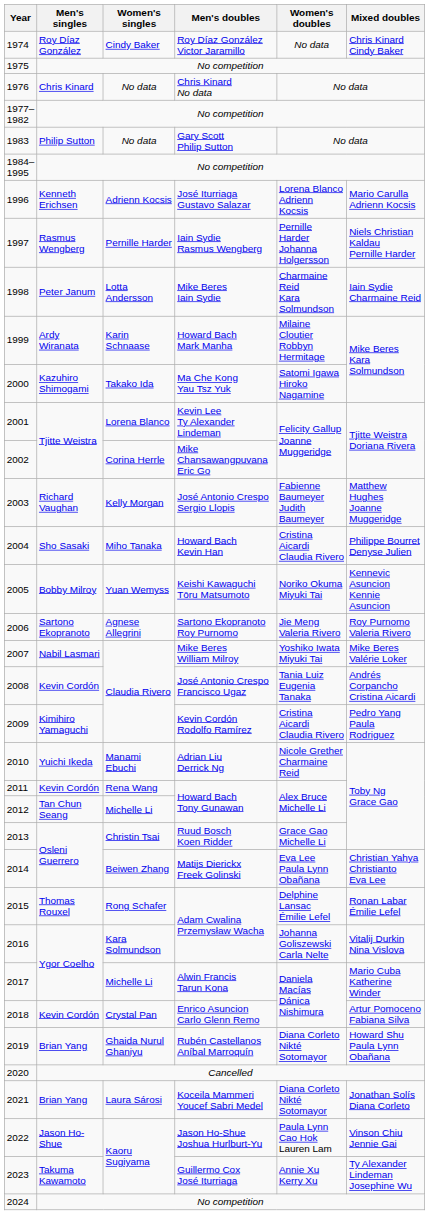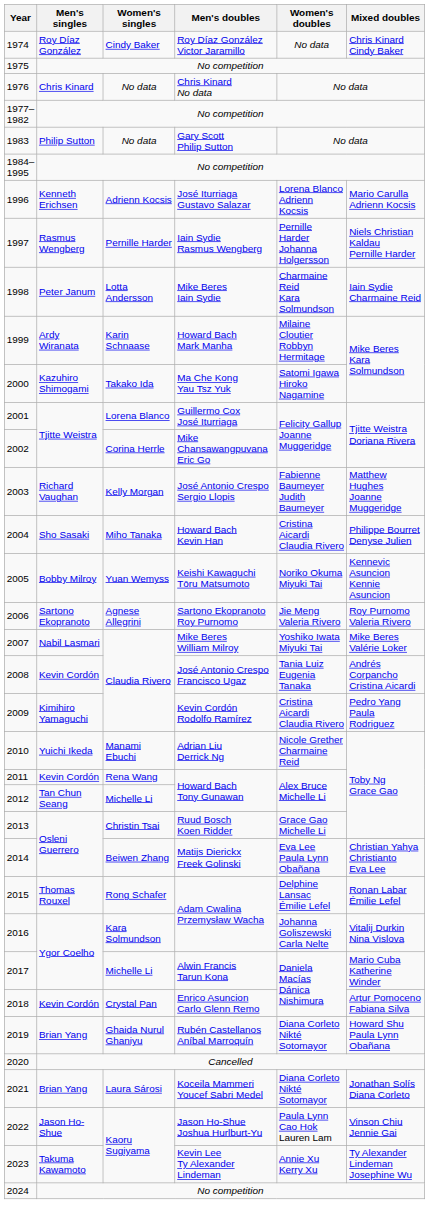(206, 422) Kevin Lee Ty Alexander Lindeman -> (209, 416) Guillermo Cox José Iturriaga
(209, 1176) Guillermo Cox José Iturriaga -> (206, 1165) Kevin Lee Ty Alexander Lindeman
